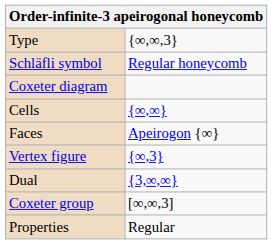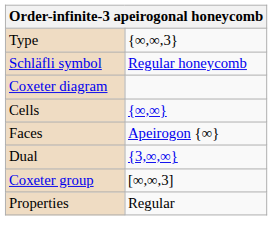- row: (48, 156)
